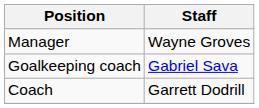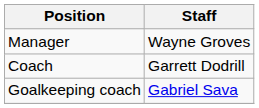rows swapped: (30, 90) <-> (74, 66)
